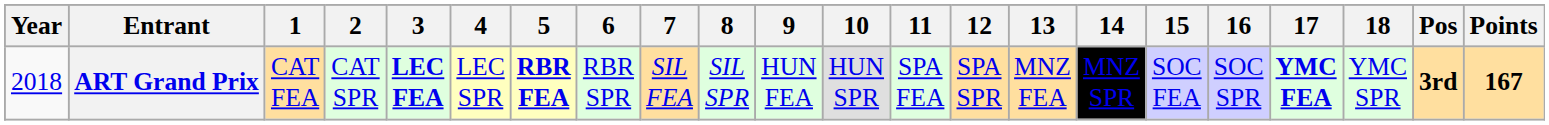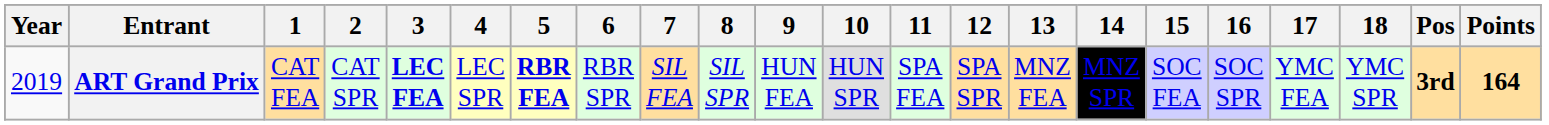(37, 82) 2018 -> (37, 82) 2019
(1306, 82) bold -> (1305, 82) normal
(1504, 82) 167 -> (1501, 82) 164
